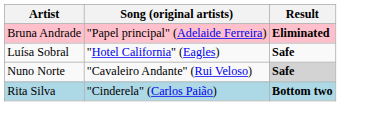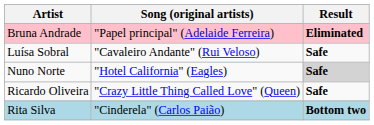(153, 52) "Hotel California" (Eagles) -> (177, 52) "Cavaleiro Andante" (Rui Veloso)
(169, 71) "Cavaleiro Andante" (Rui Veloso) -> (161, 71) "Hotel California" (Eagles)
+ row: (48, 91)
